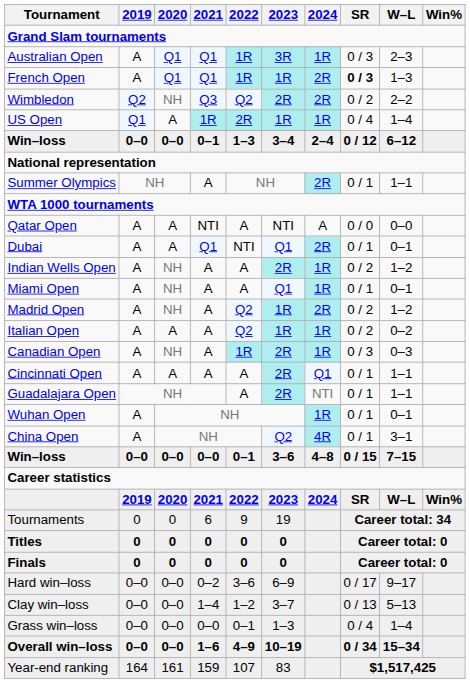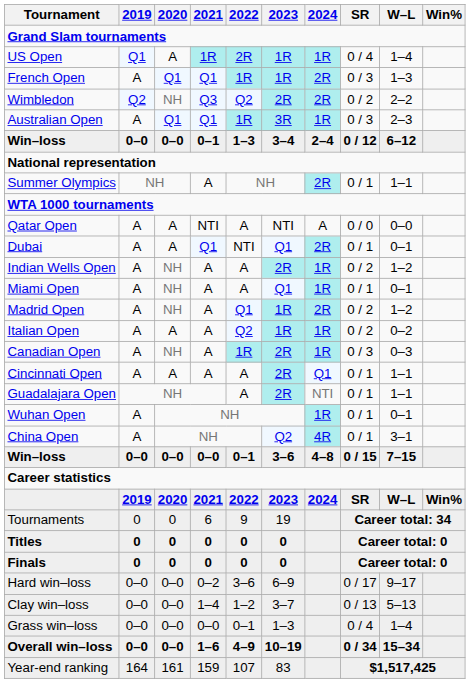rows swapped: (55, 57) <-> (35, 120)
(360, 78) bold -> (360, 78) normal
(244, 309) Q2 -> (244, 309) Q1
